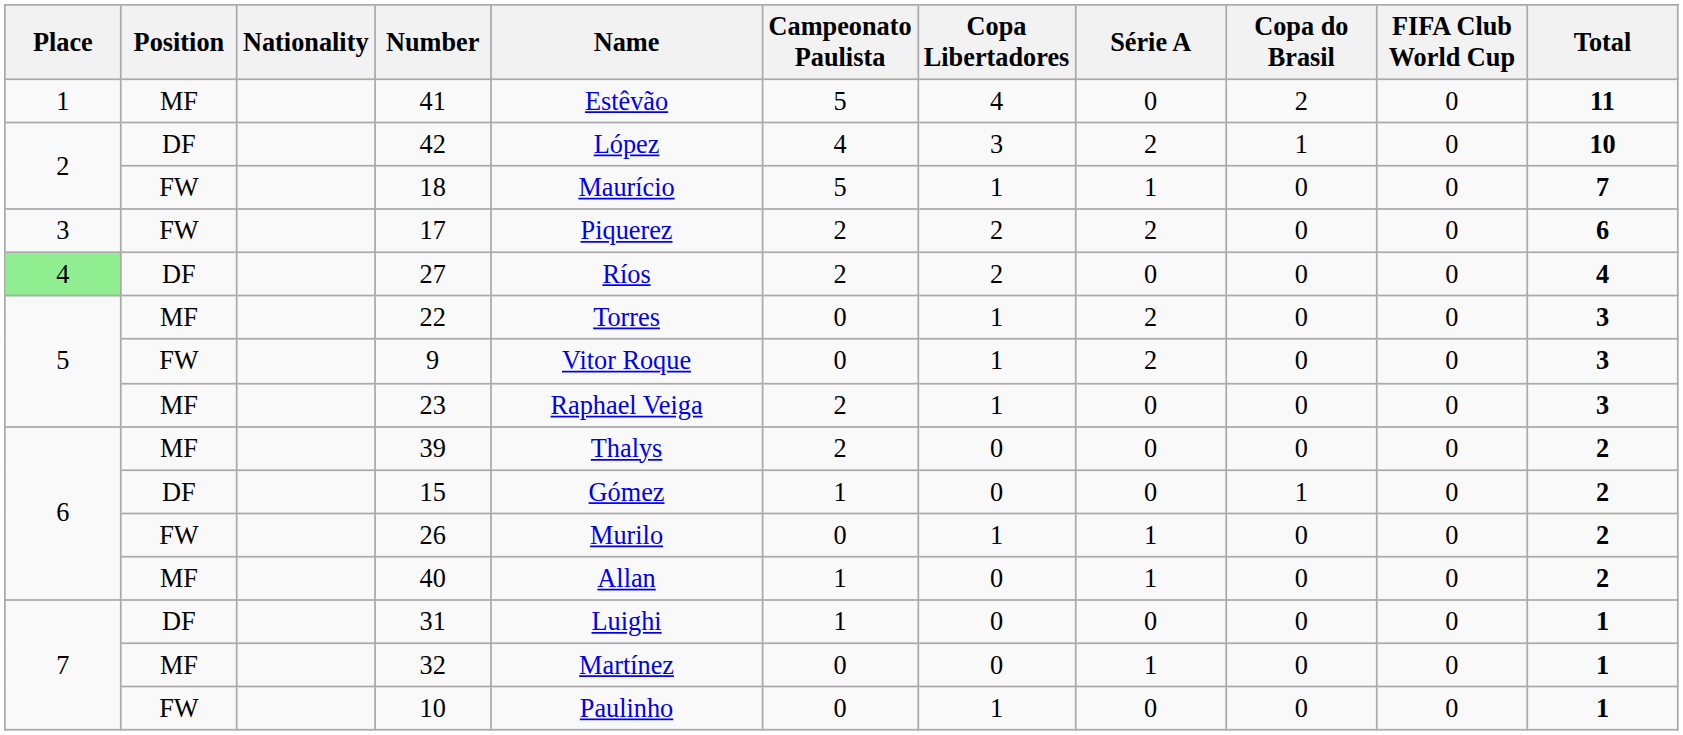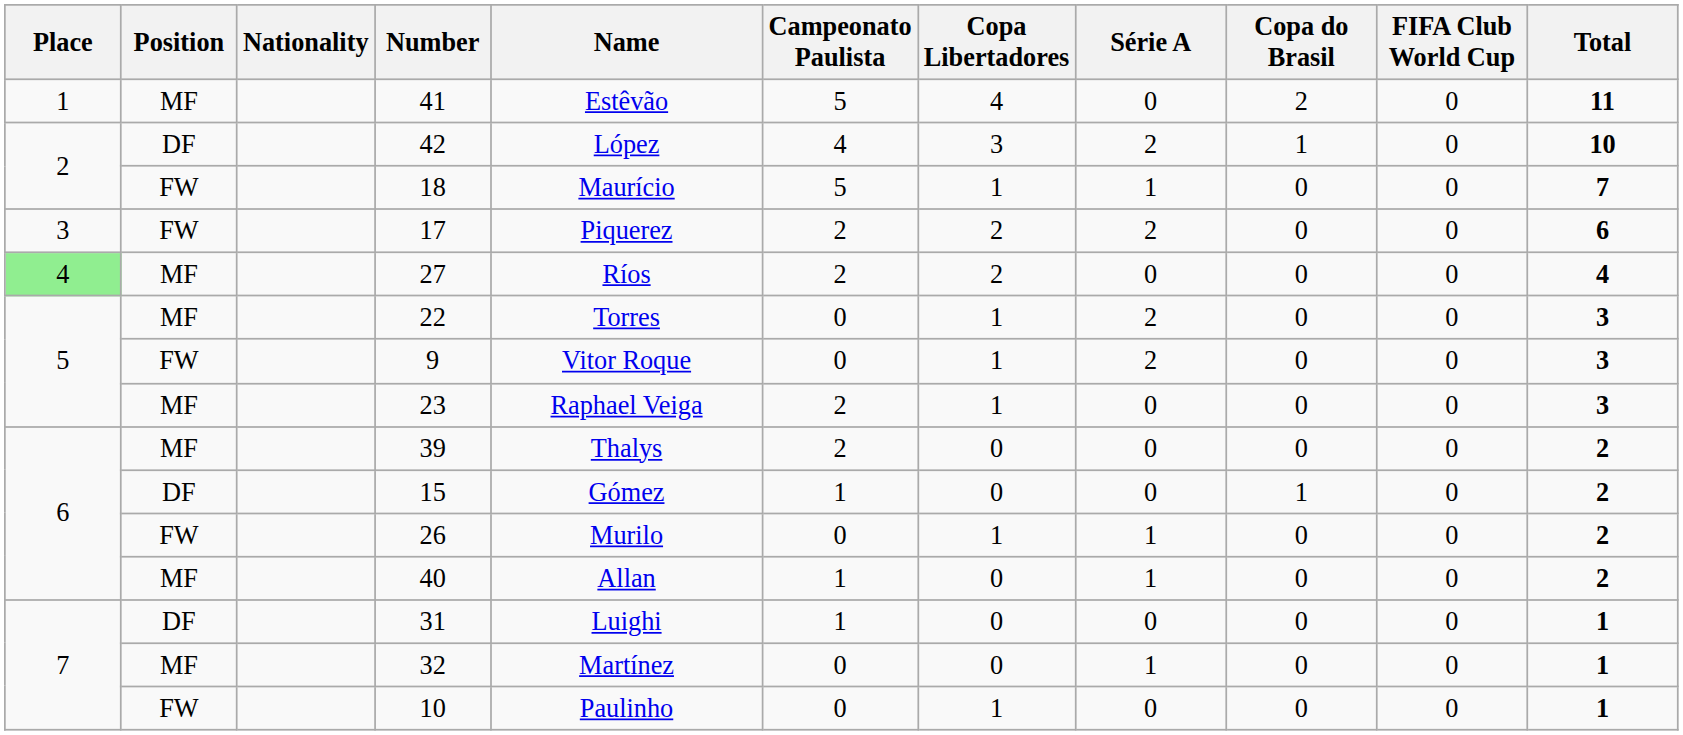(179, 274) DF -> (179, 274) MF
